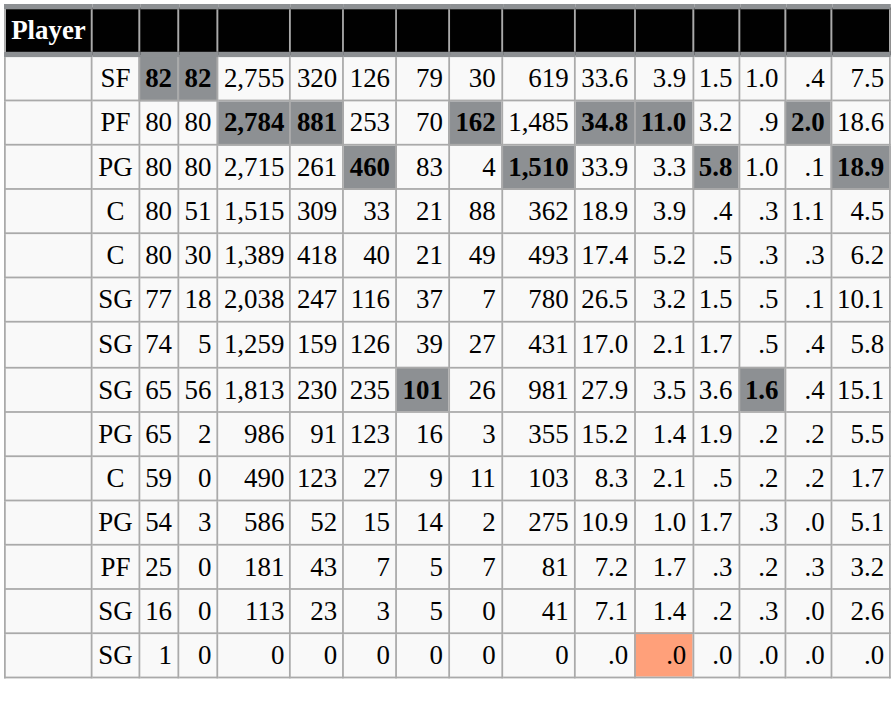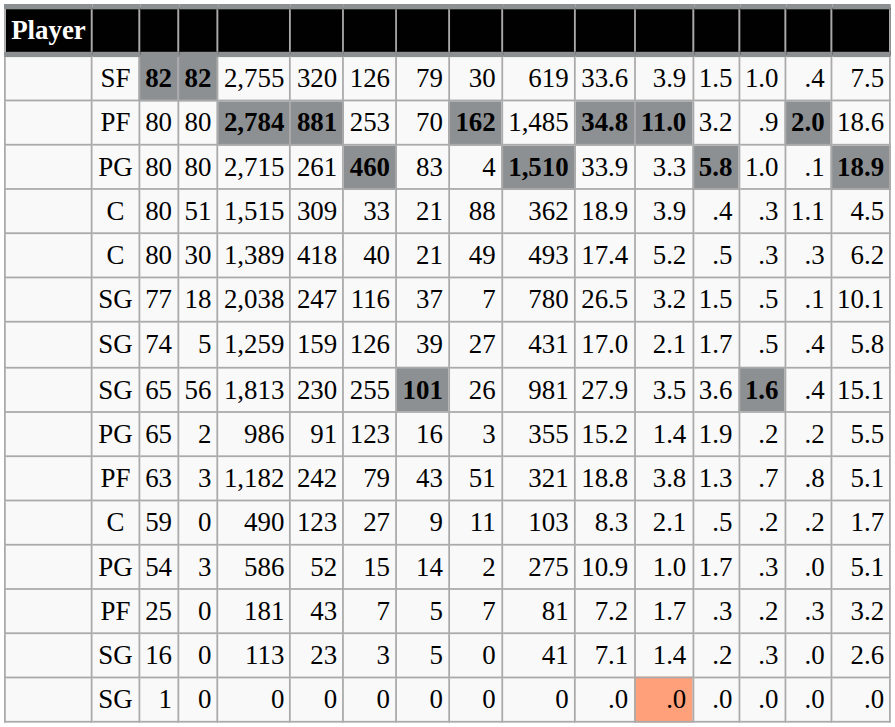(370, 388) 235 -> (370, 388) 255
+ row: (159, 477)
